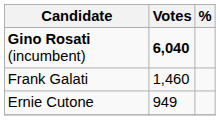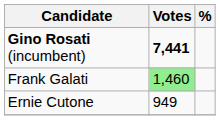(171, 47) 6,040 -> (171, 47) 7,441
(171, 79) no background -> (171, 79) lightgreen background
